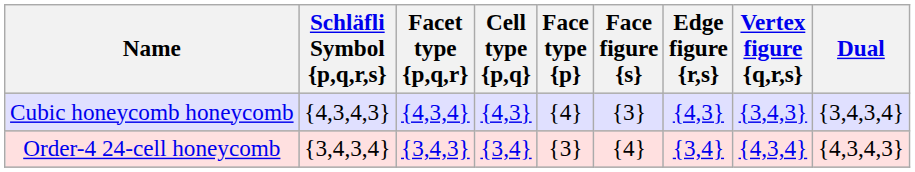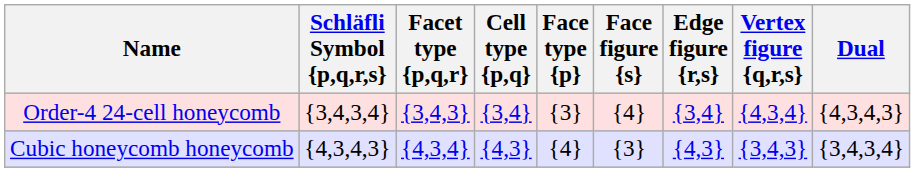rows swapped: (152, 148) <-> (152, 111)
